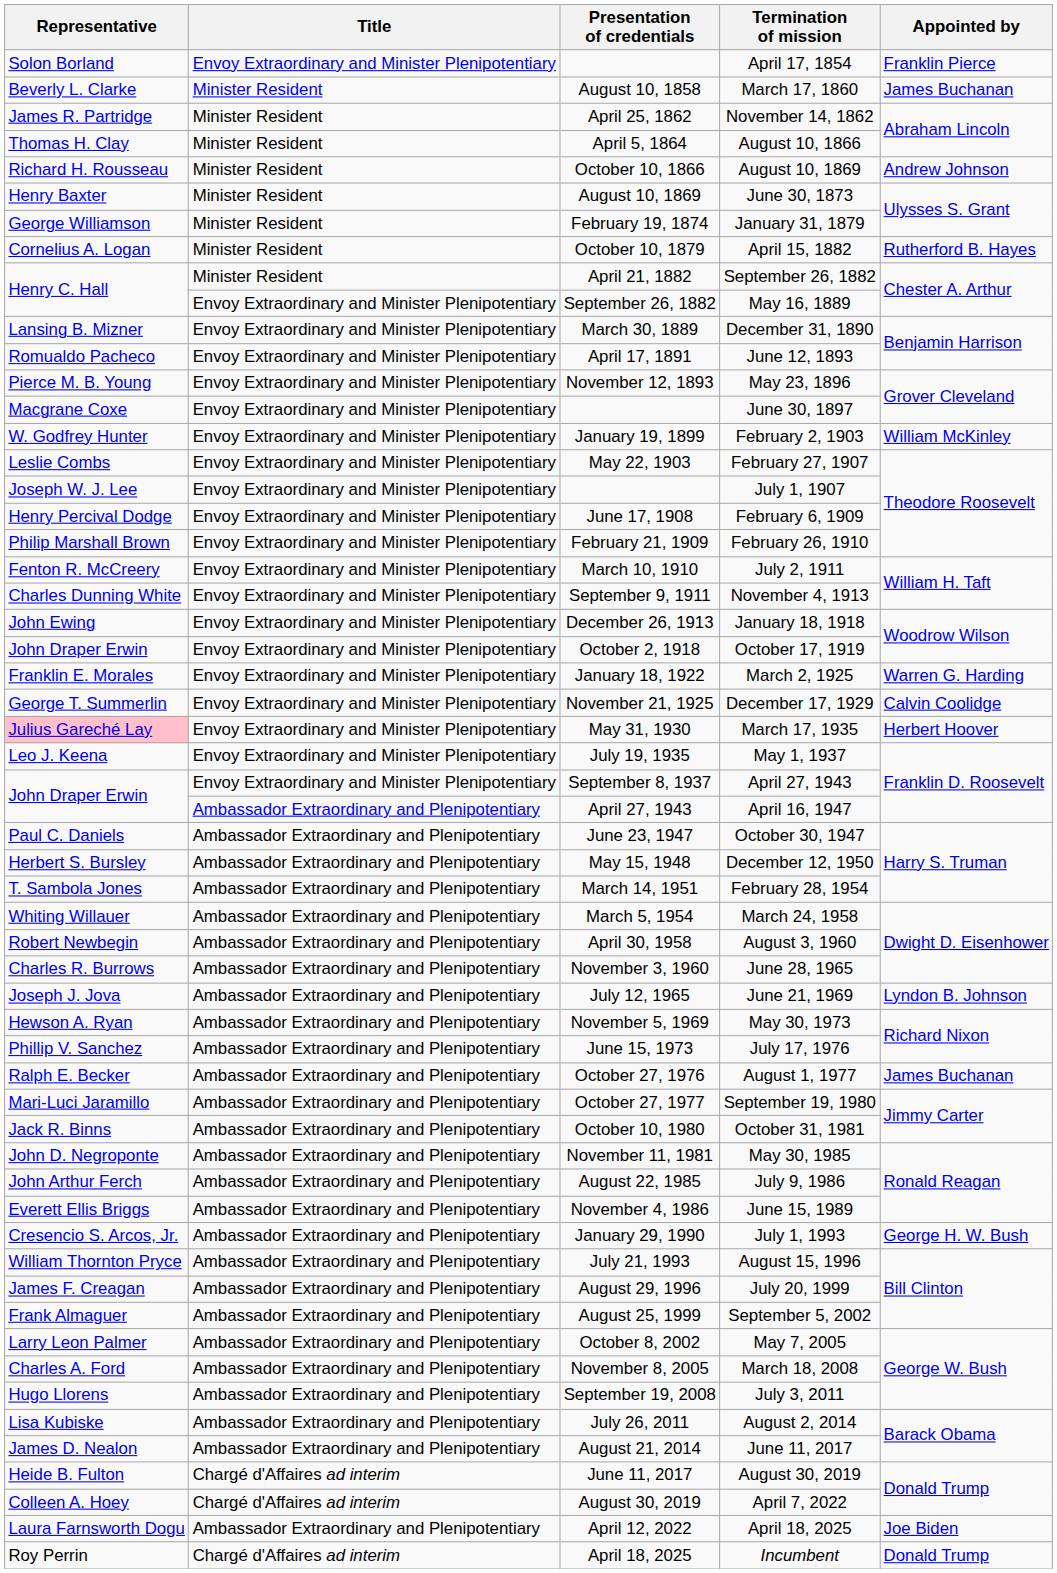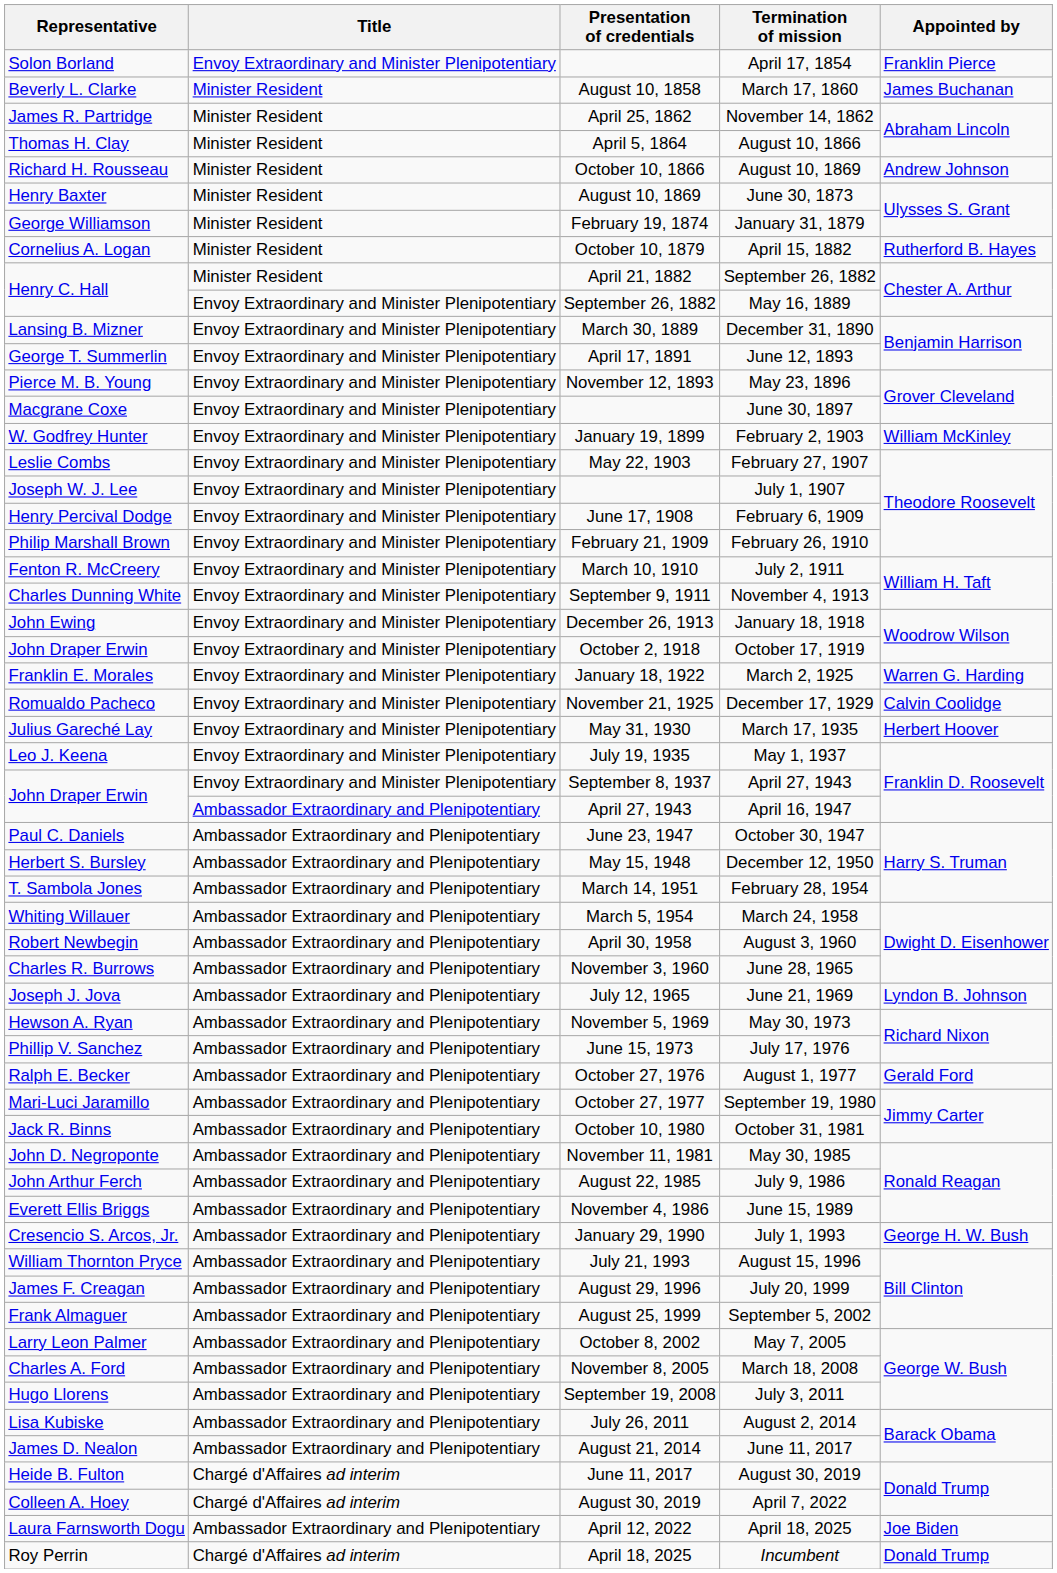(82, 356) Romualdo Pacheco -> (88, 356) George T. Summerlin
(88, 702) George T. Summerlin -> (82, 702) Romualdo Pacheco
(80, 729) pink background -> (80, 729) no background
(949, 1075) James Buchanan -> (928, 1075) Gerald Ford
